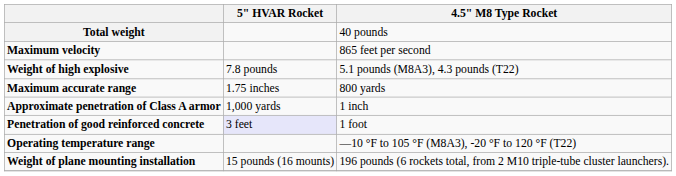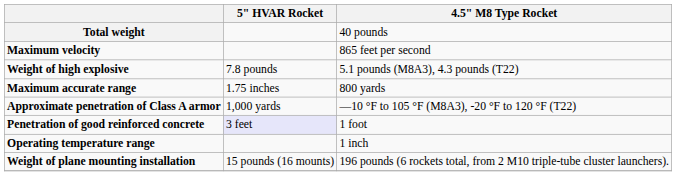(354, 106) 1 inch -> (458, 106) —10 °F to 105 °F (M8A3), -20 °F to 120 °F (T22)
(458, 143) —10 °F to 105 °F (M8A3), -20 °F to 120 °F (T22) -> (354, 143) 1 inch
